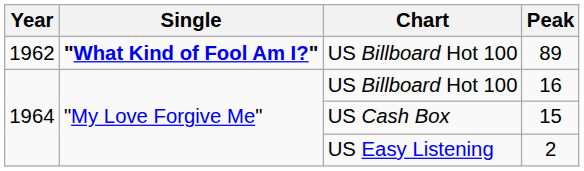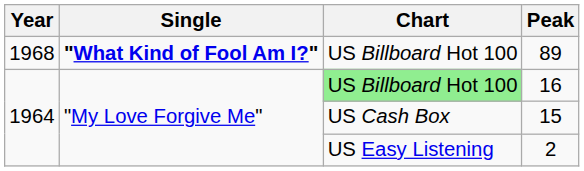(32, 52) 1962 -> (32, 52) 1968
(423, 85) no background -> (423, 85) lightgreen background
